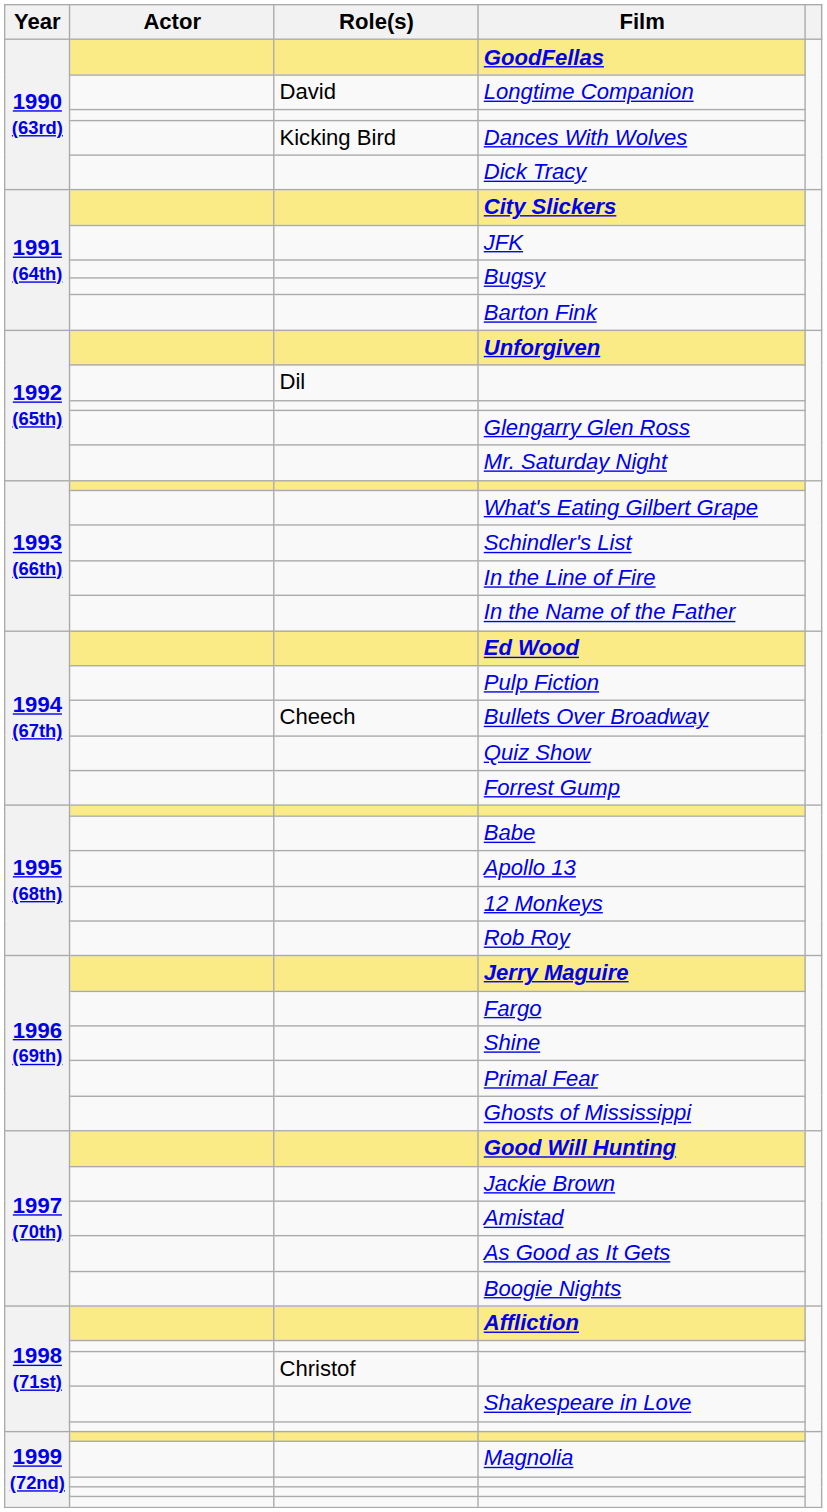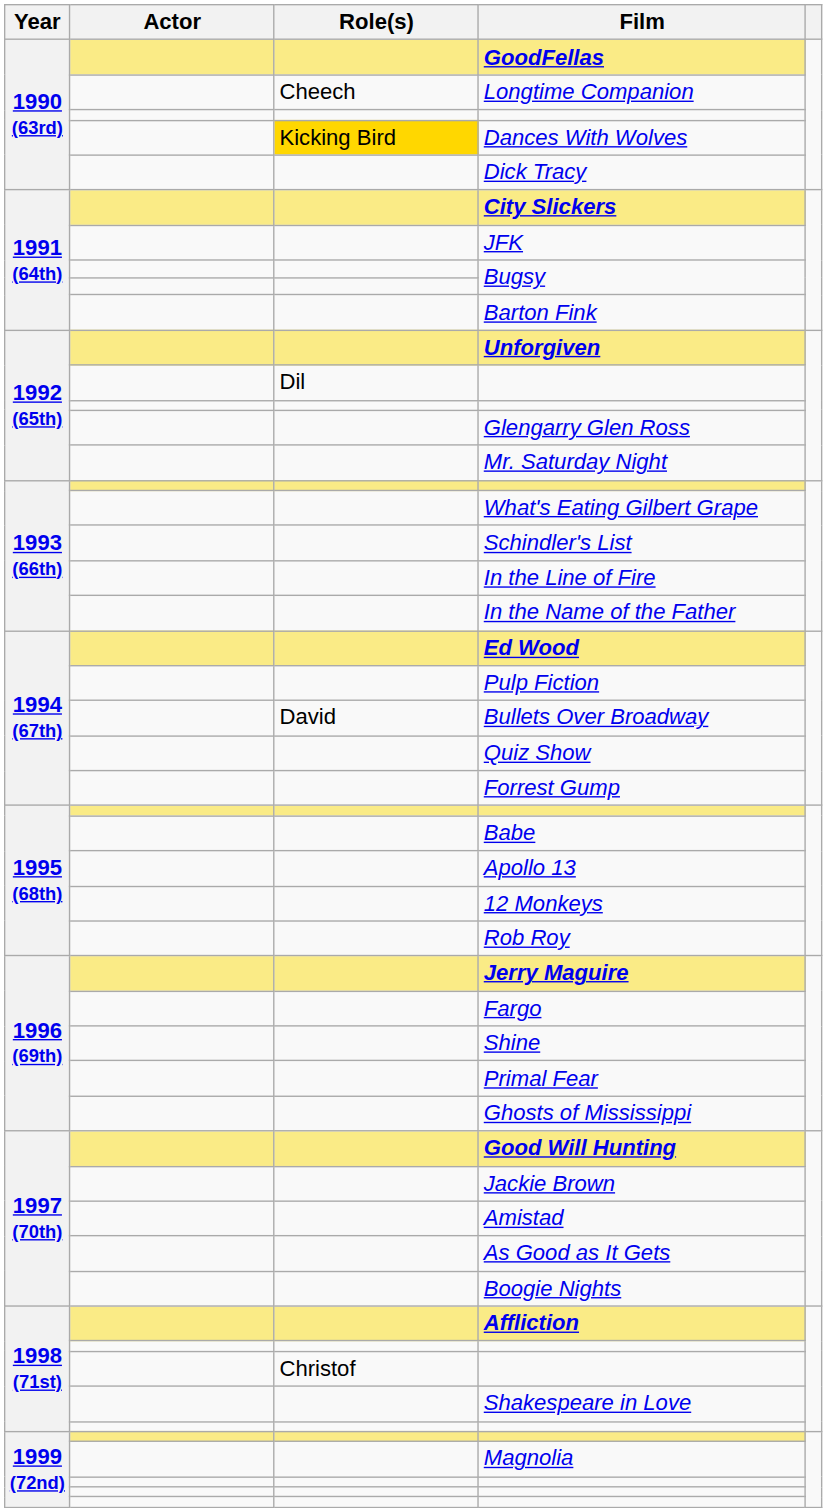(308, 92) David -> (318, 92) Cheech
(338, 137) no background -> (338, 137) gold background
(318, 717) Cheech -> (308, 717) David
